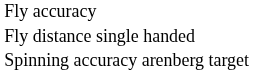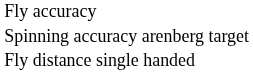rows swapped: (100, 36) <-> (127, 60)
